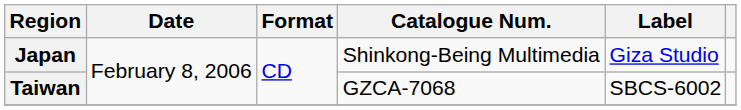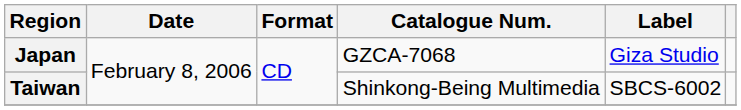(471, 54) Shinkong-Being Multimedia -> (399, 54) GZCA-7068
(399, 88) GZCA-7068 -> (471, 88) Shinkong-Being Multimedia
